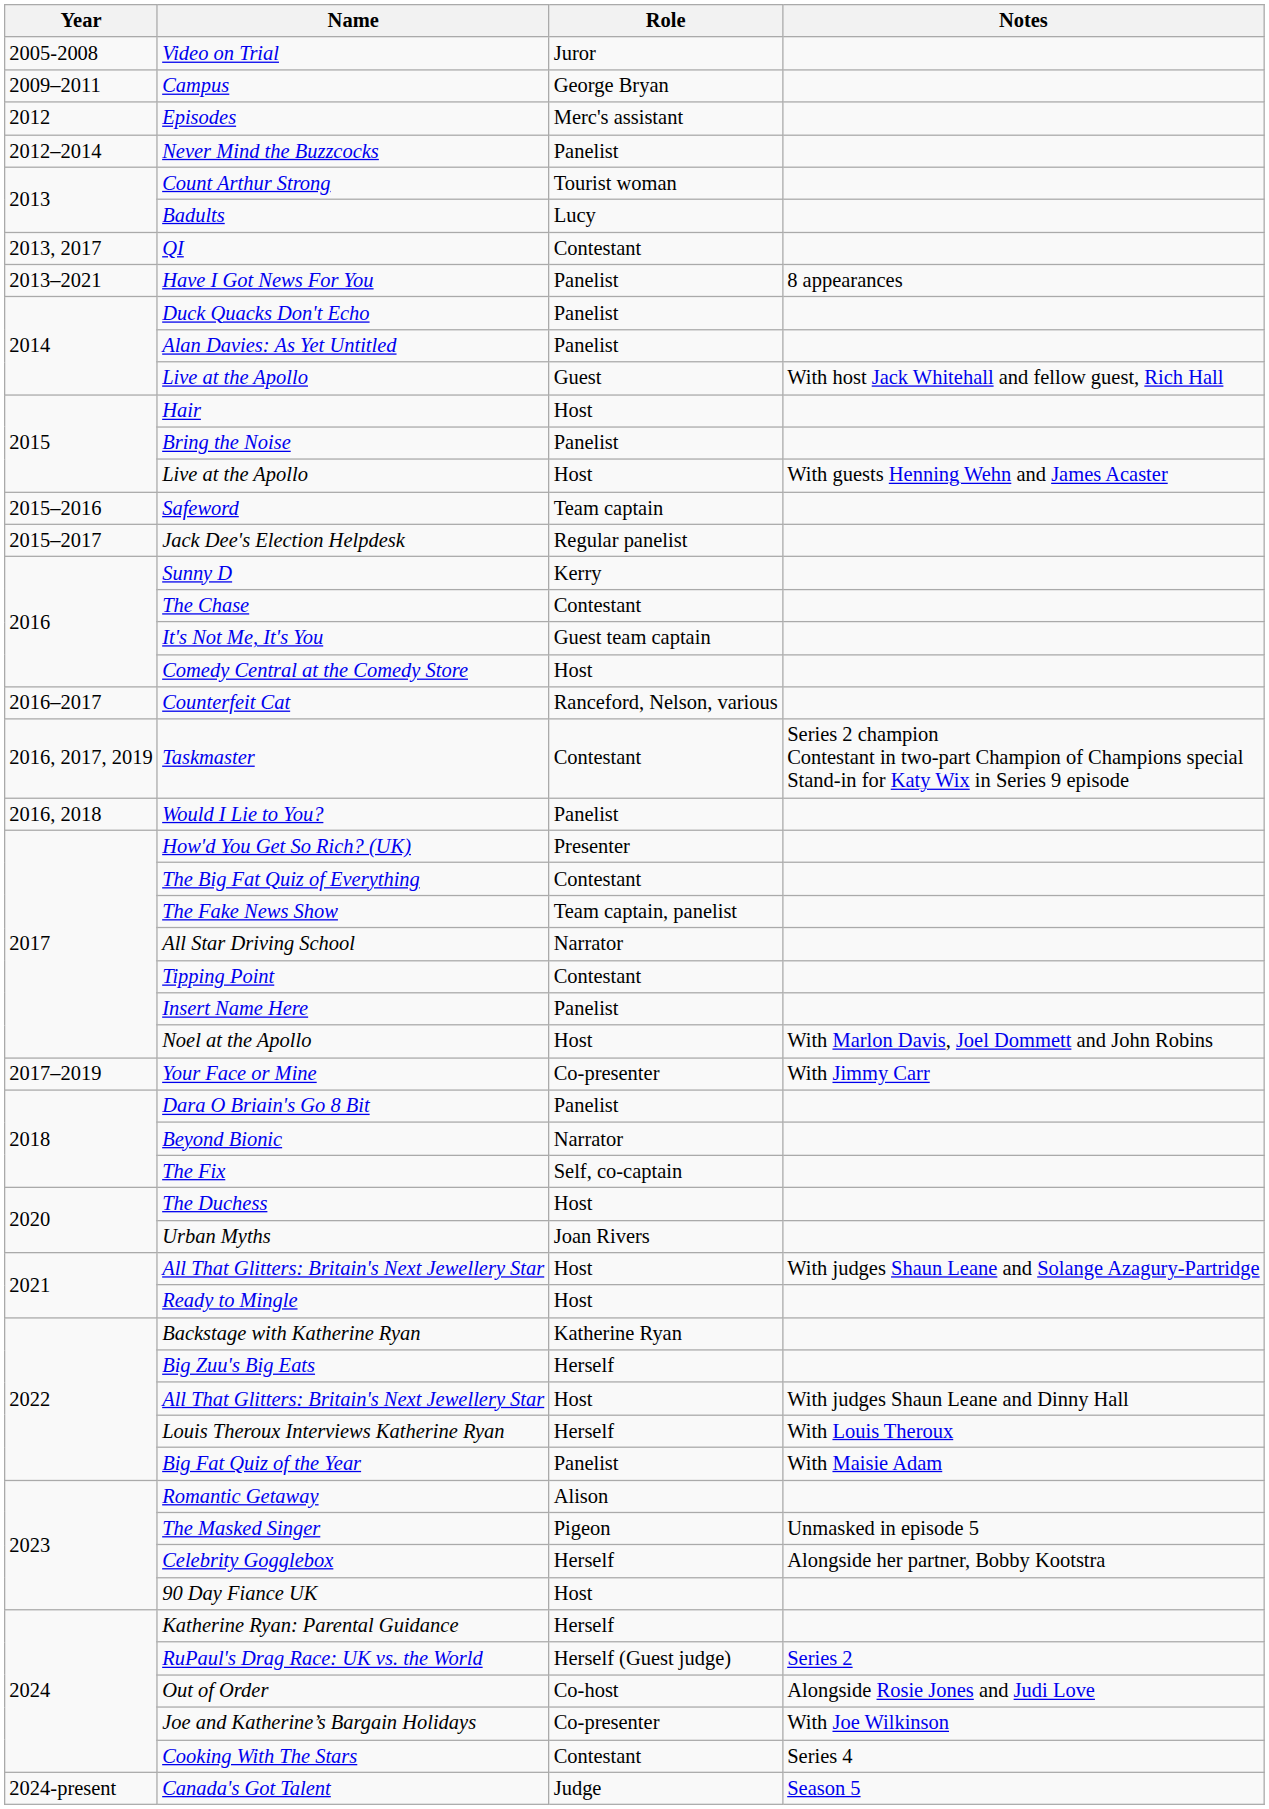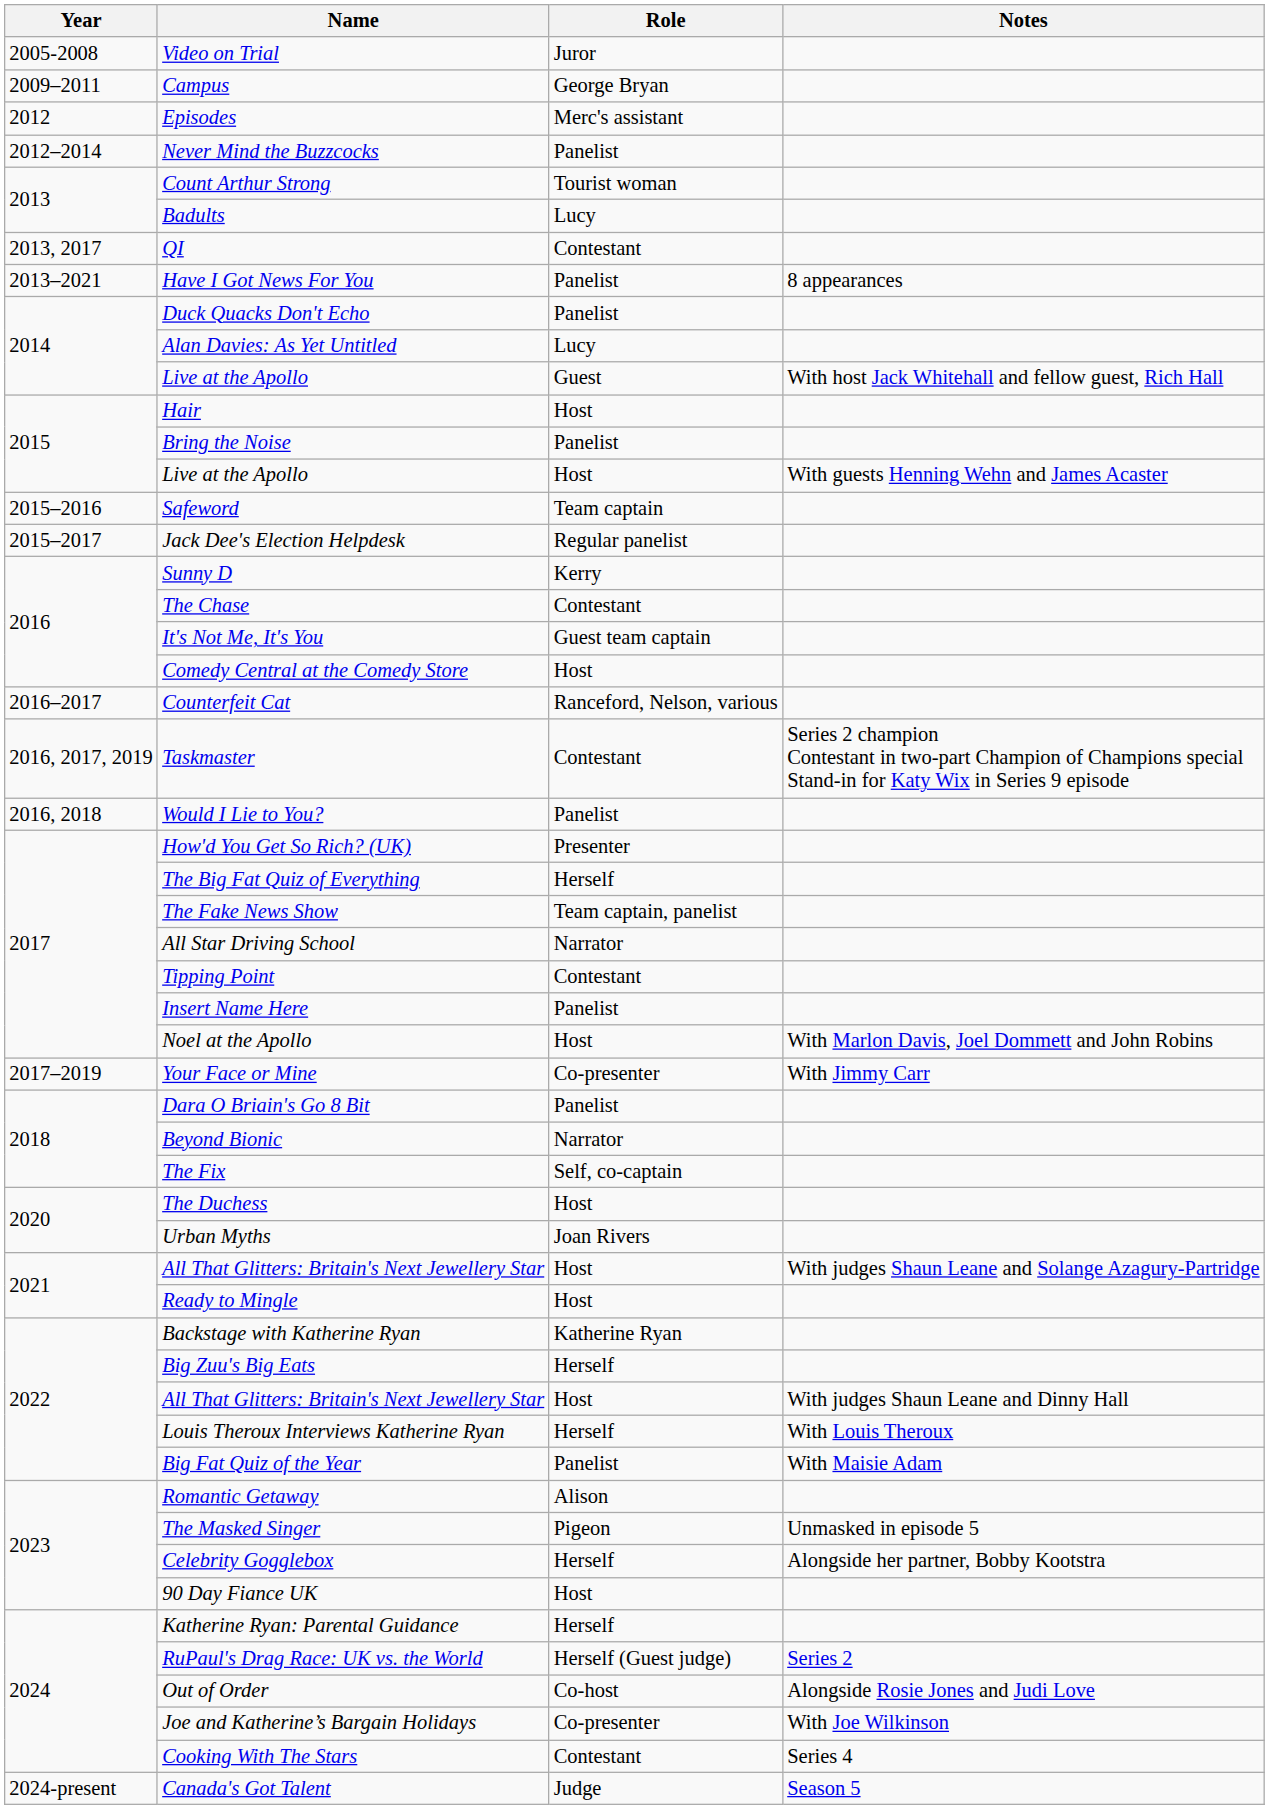(586, 345) Panelist -> (575, 345) Lucy
(597, 878) Contestant -> (584, 878) Herself
